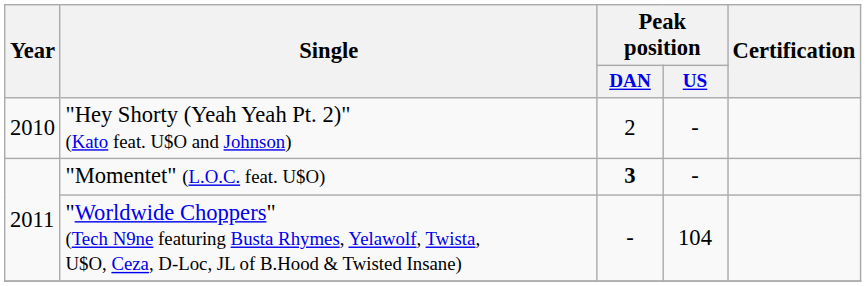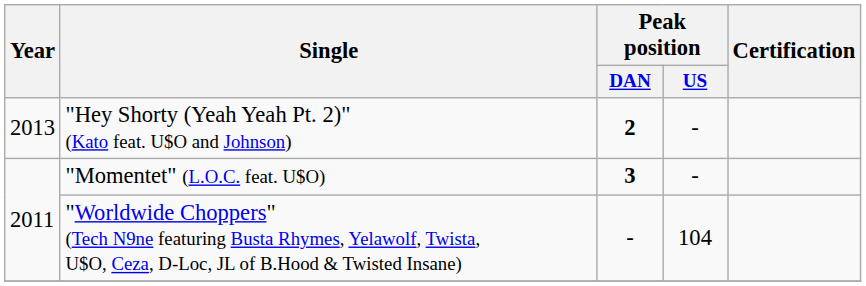(32, 127) 2010 -> (32, 127) 2013
(630, 127) normal -> (630, 127) bold
